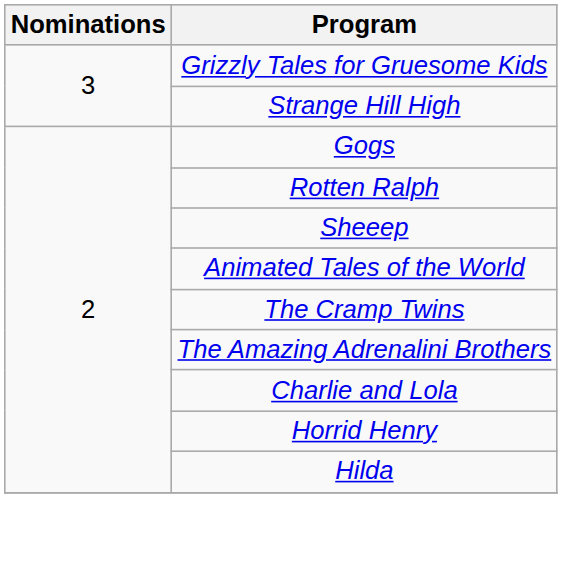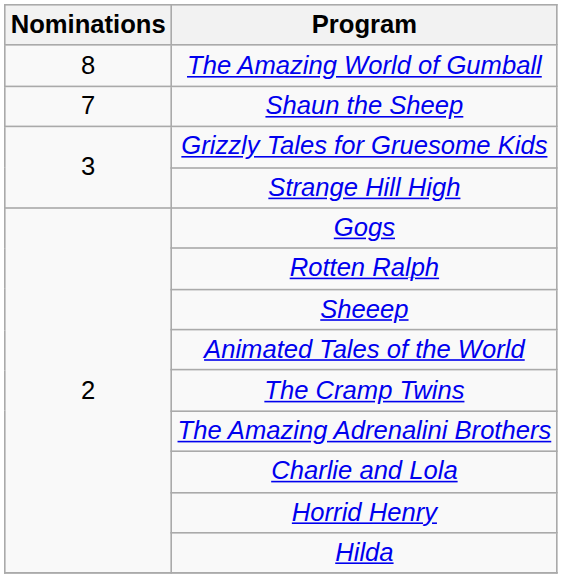+ row: (364, 65)
+ row: (364, 106)
